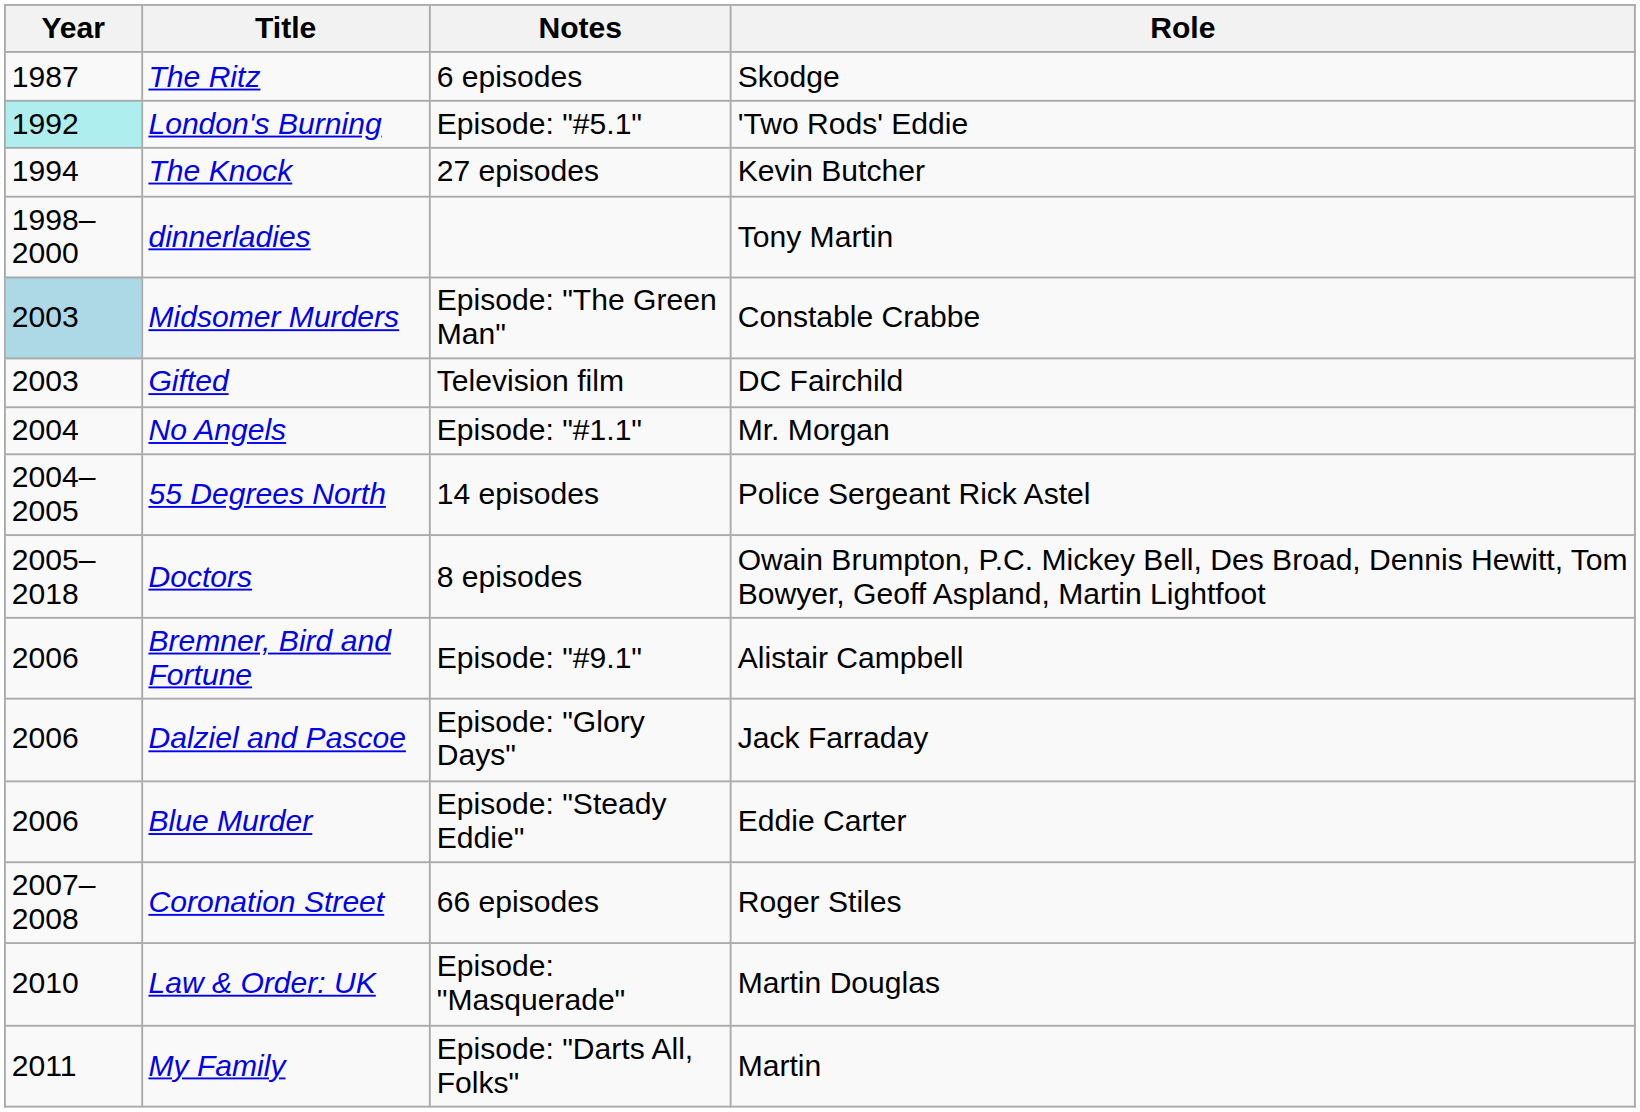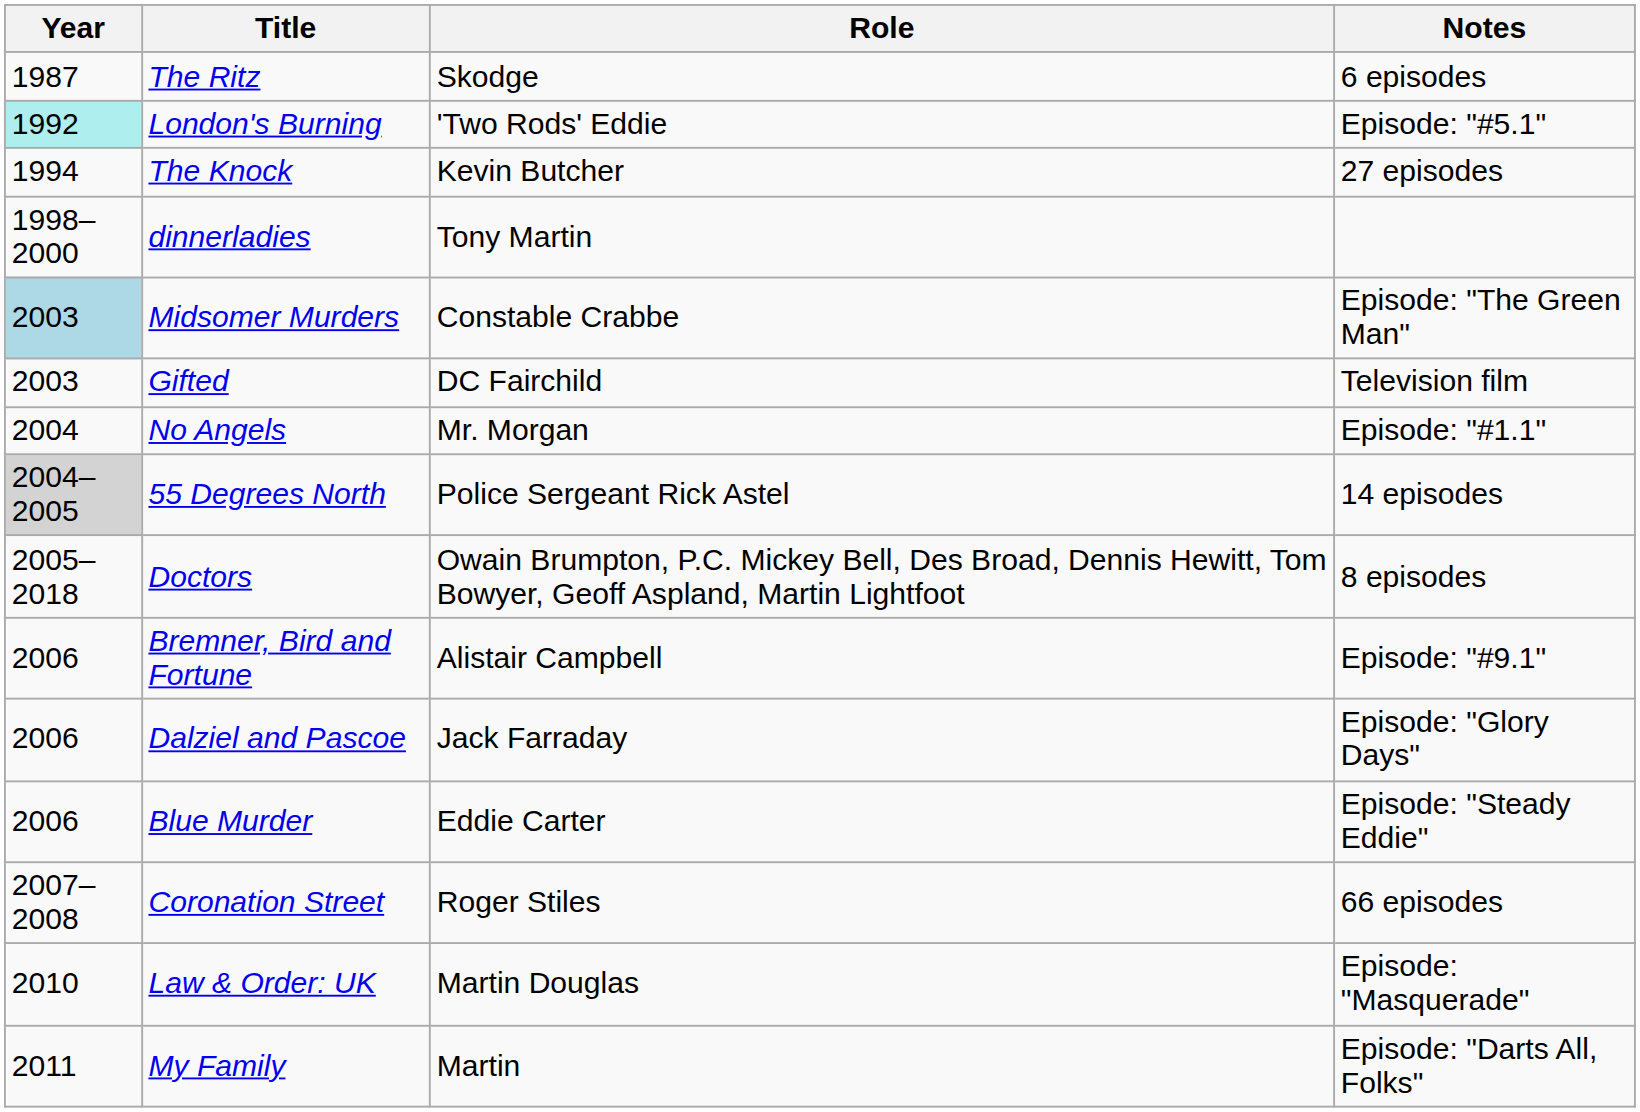columns swapped: (1183, 28) <-> (580, 28)
(54, 494) no background -> (54, 494) lightgrey background
